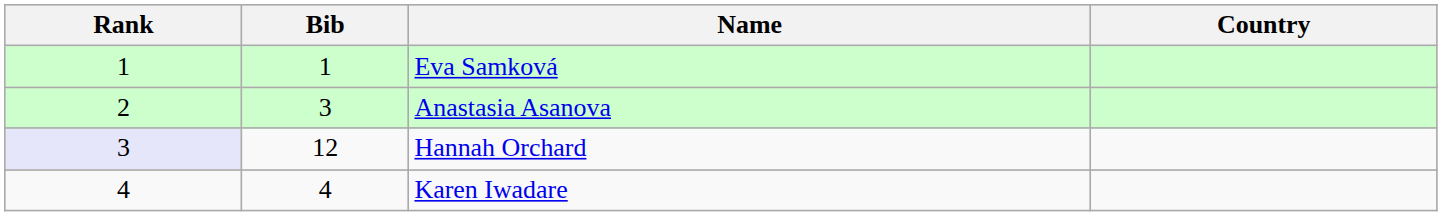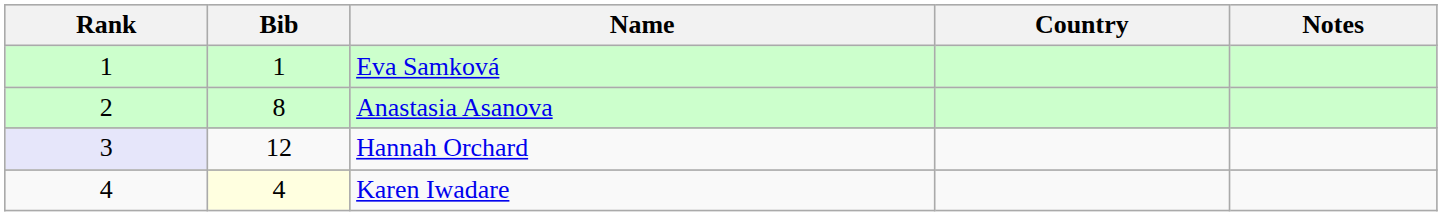+ column: (1333, 25)
(325, 107) 3 -> (279, 107) 8
(325, 189) no background -> (279, 189) lightyellow background
